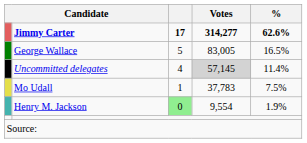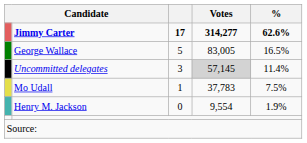(180, 69) 4 -> (180, 69) 3
(180, 106) lightgreen background -> (180, 106) no background
